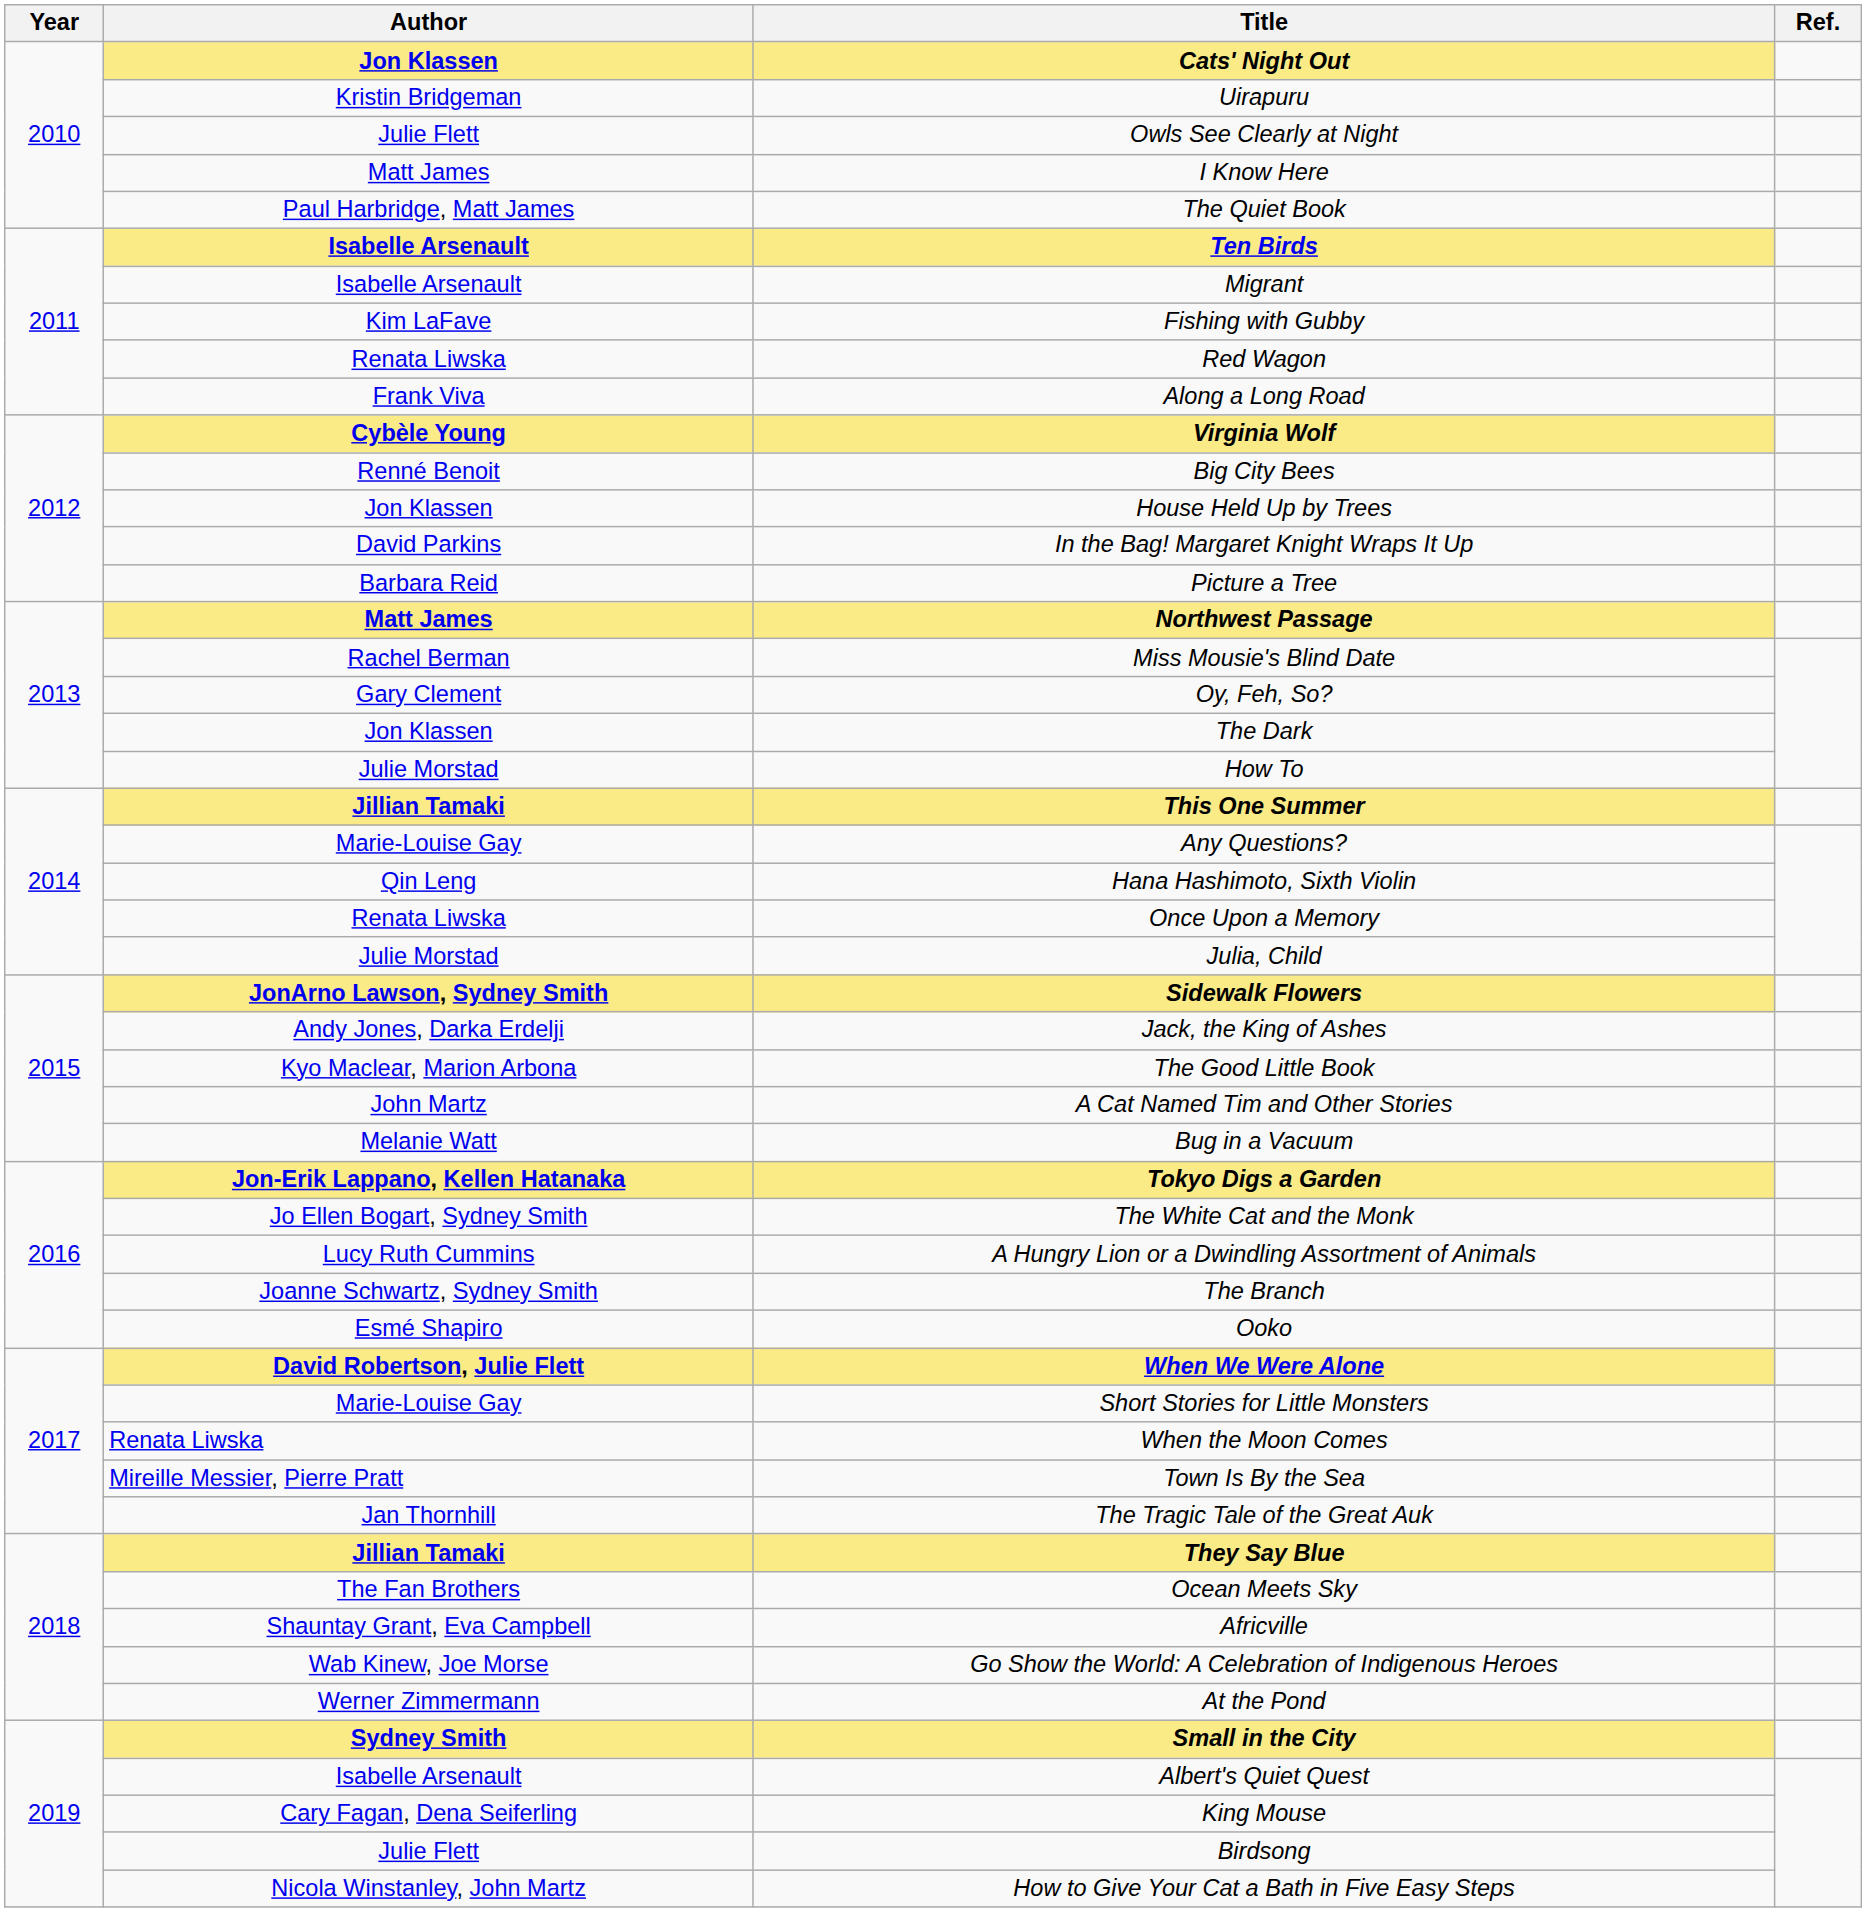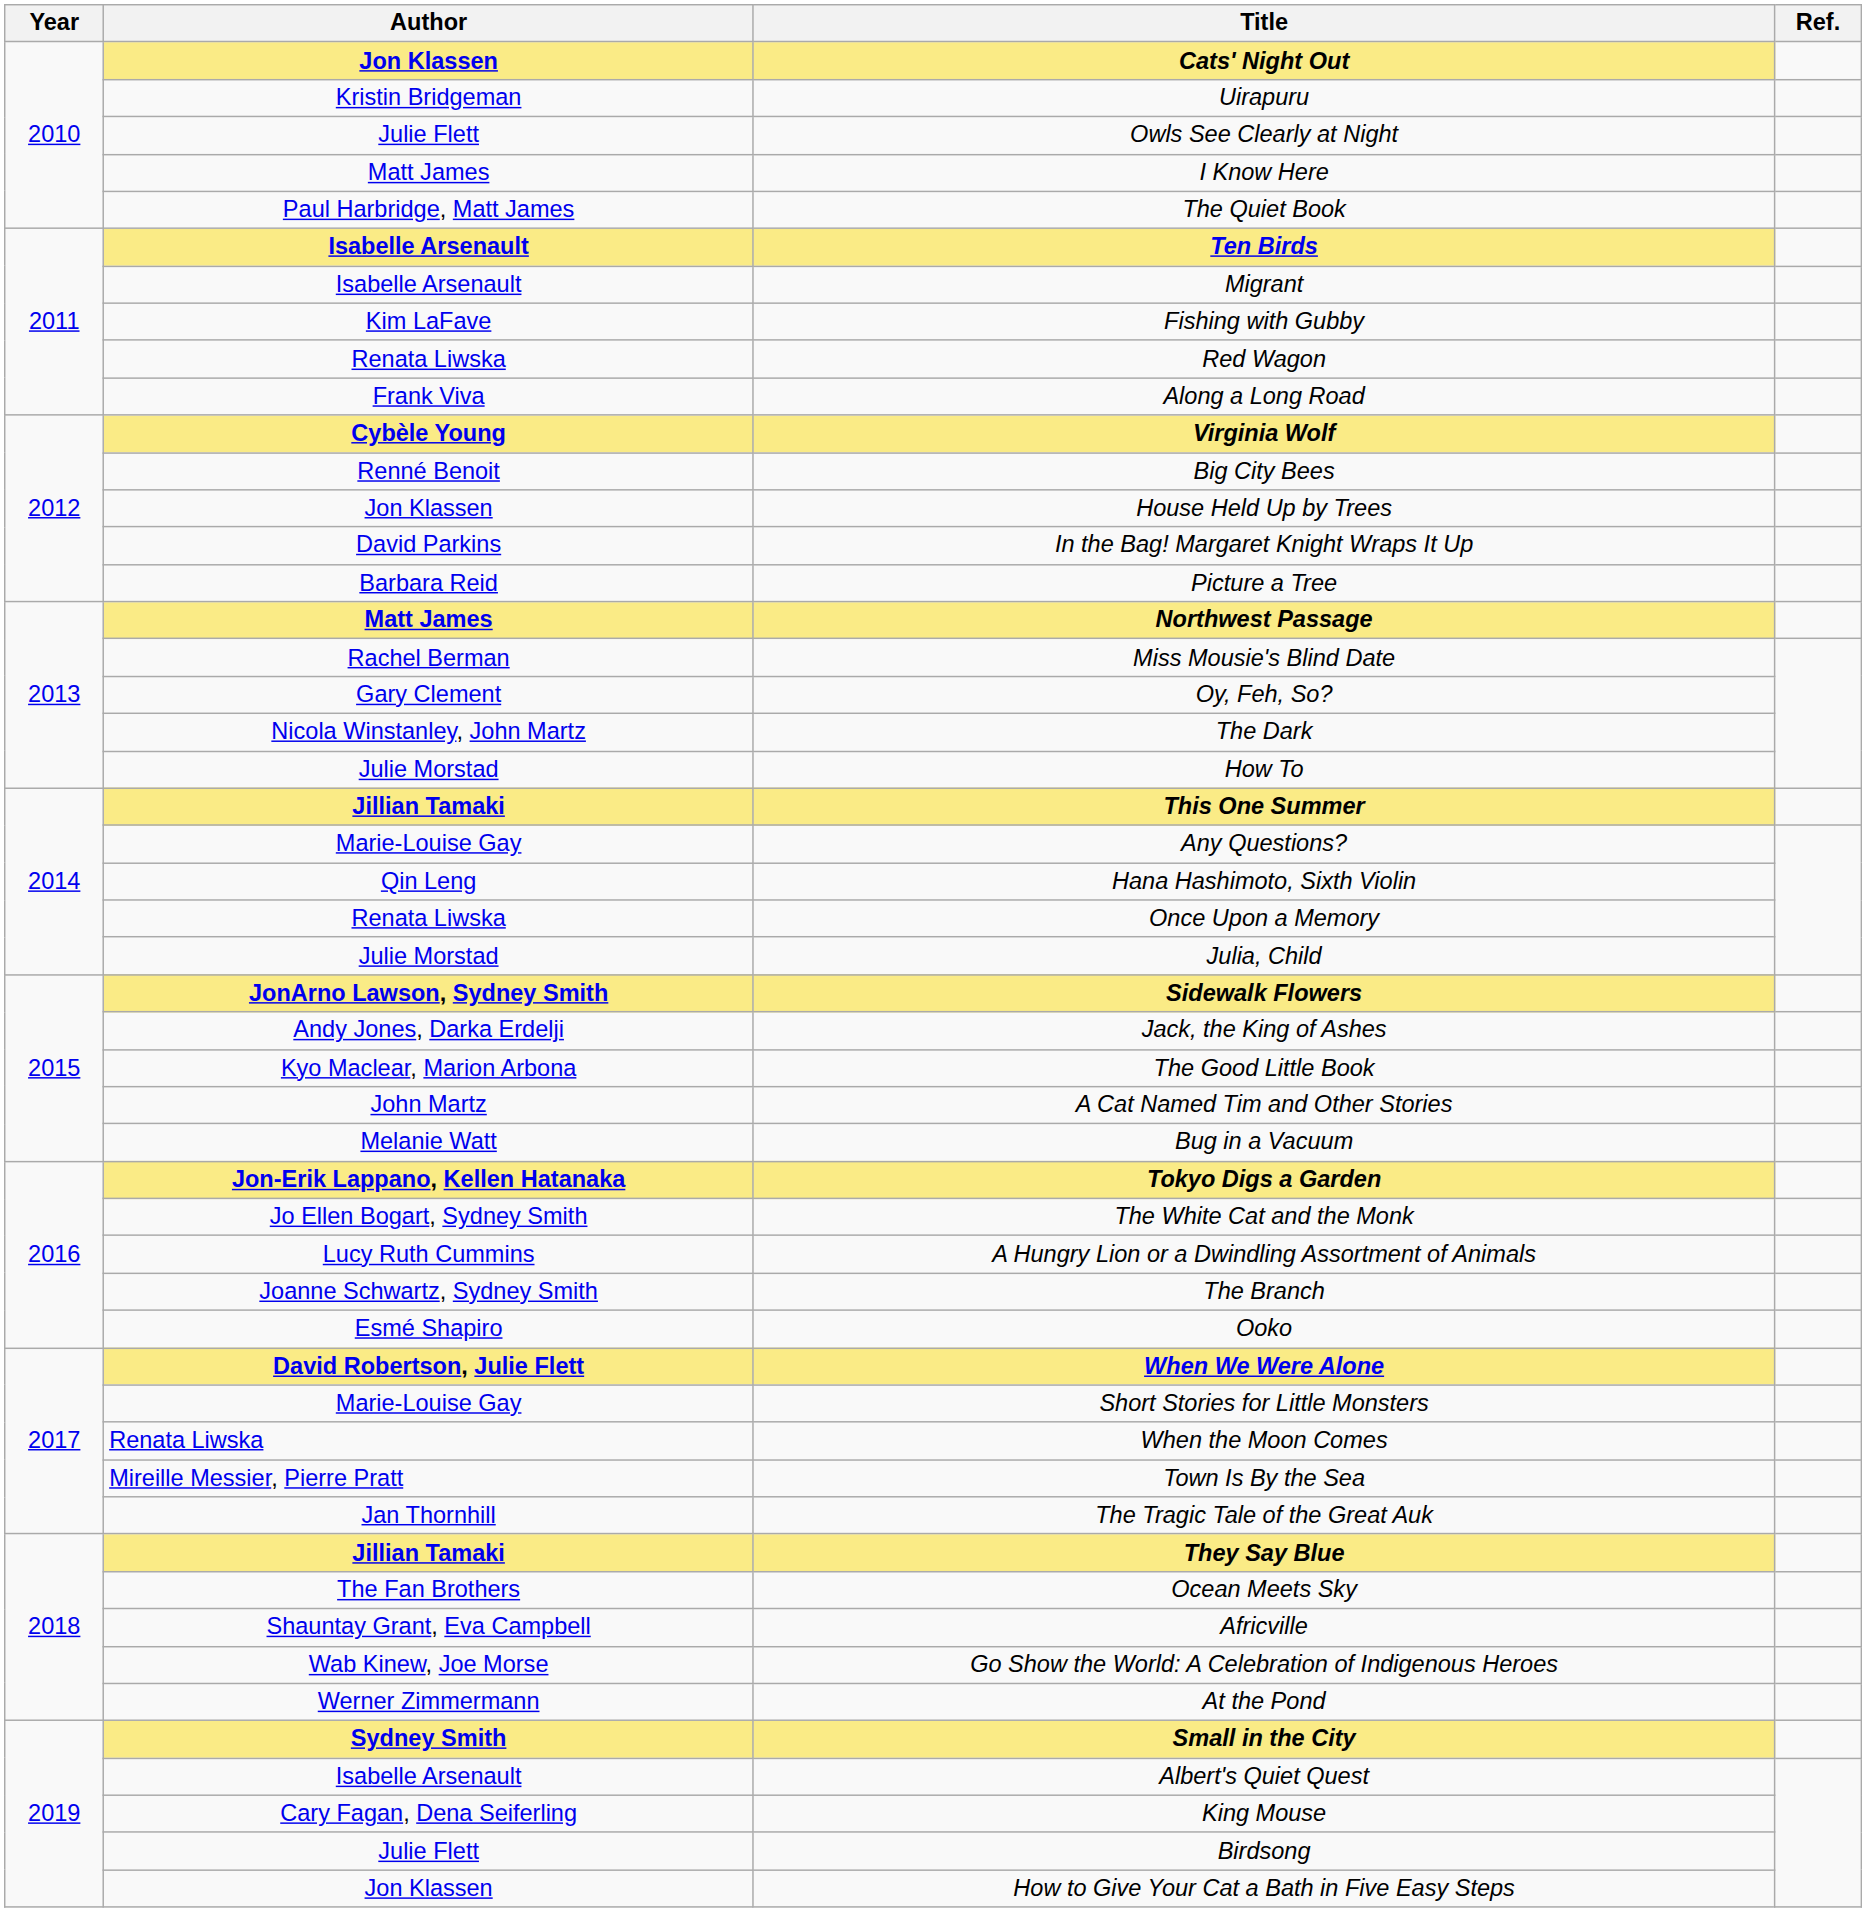(429, 731) Jon Klassen -> (429, 731) Nicola Winstanley, John Martz
(429, 1888) Nicola Winstanley, John Martz -> (429, 1888) Jon Klassen
